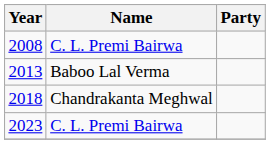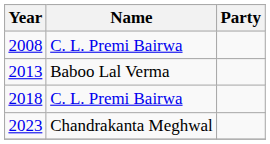(131, 98) Chandrakanta Meghwal -> (116, 98) C. L. Premi Bairwa
(116, 125) C. L. Premi Bairwa -> (131, 125) Chandrakanta Meghwal
